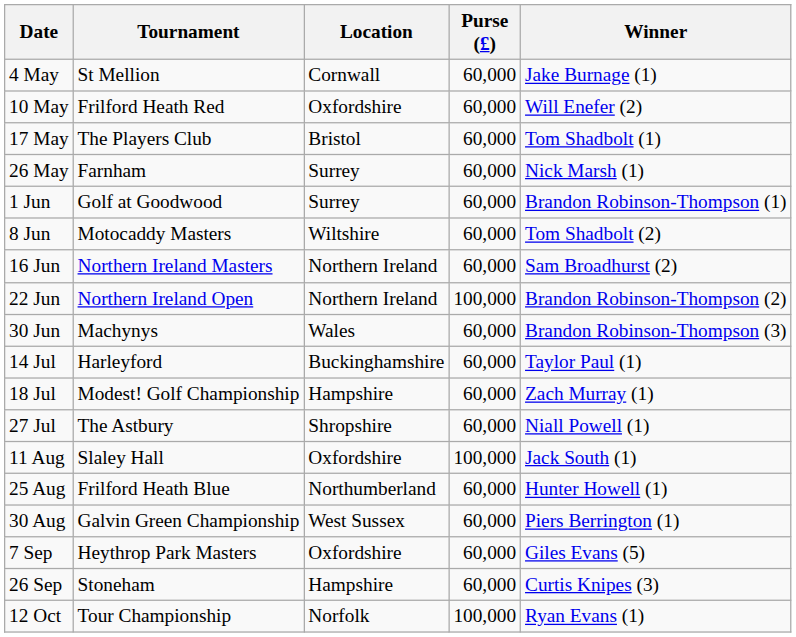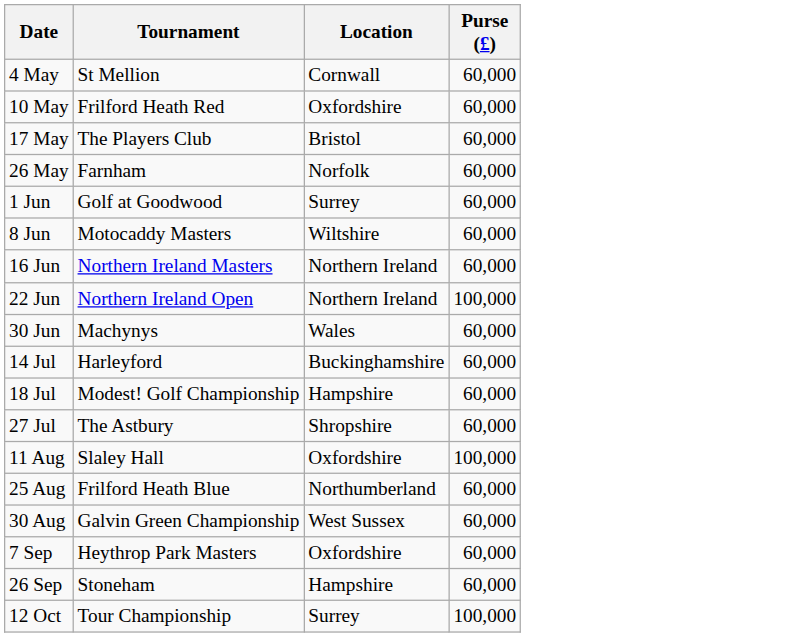- column: (656, 32)
(334, 170) Surrey -> (339, 170) Norfolk
(339, 616) Norfolk -> (334, 616) Surrey
